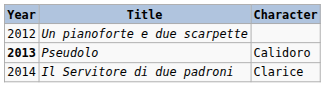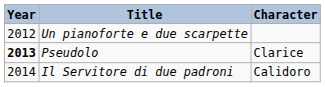(282, 53) Calidoro -> (279, 53) Clarice
(279, 72) Clarice -> (282, 72) Calidoro
